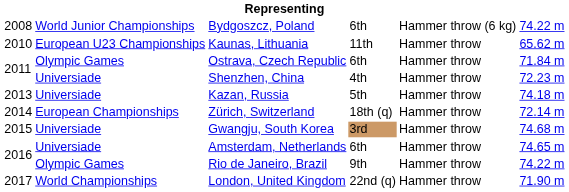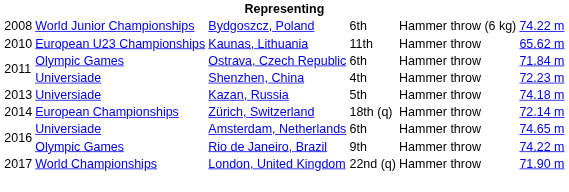- row: (271, 129)
